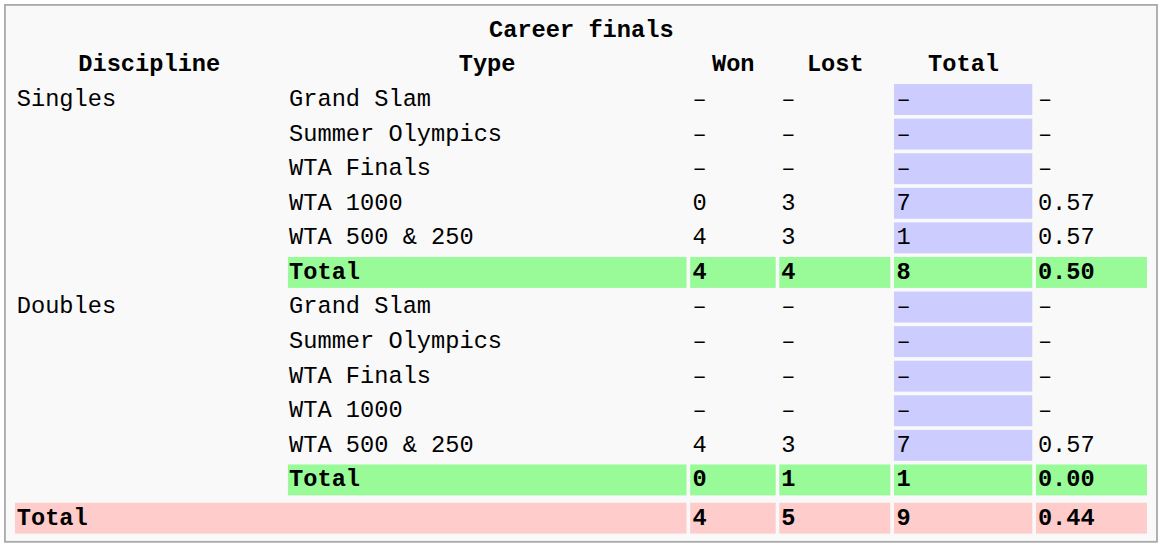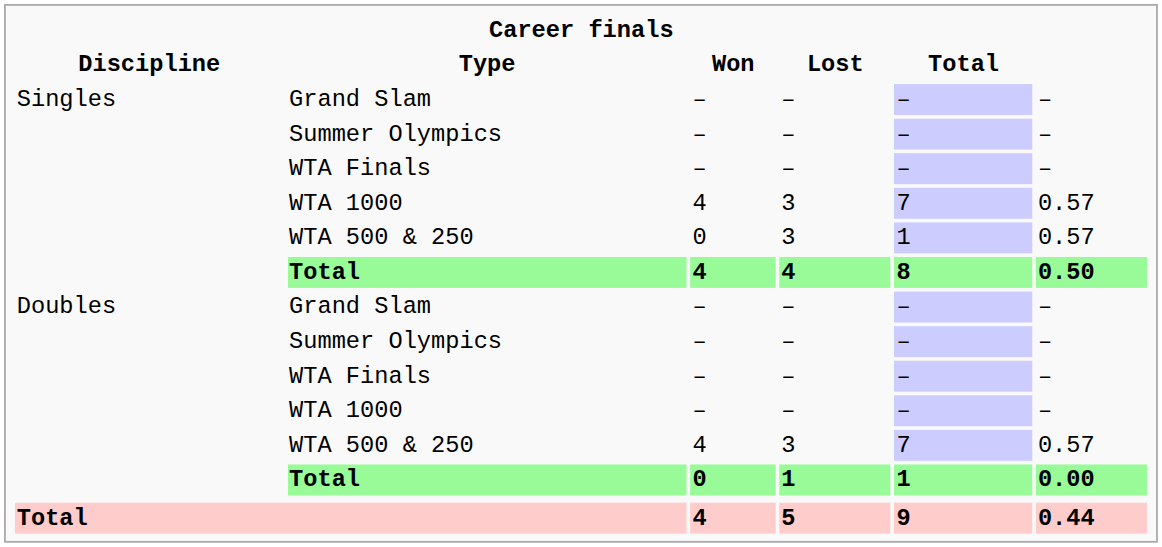(700, 203) 0 -> (700, 203) 4
(700, 237) 4 -> (700, 237) 0
